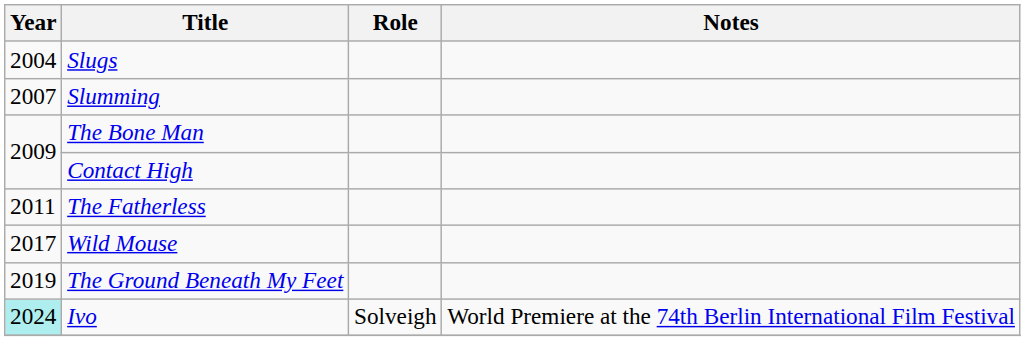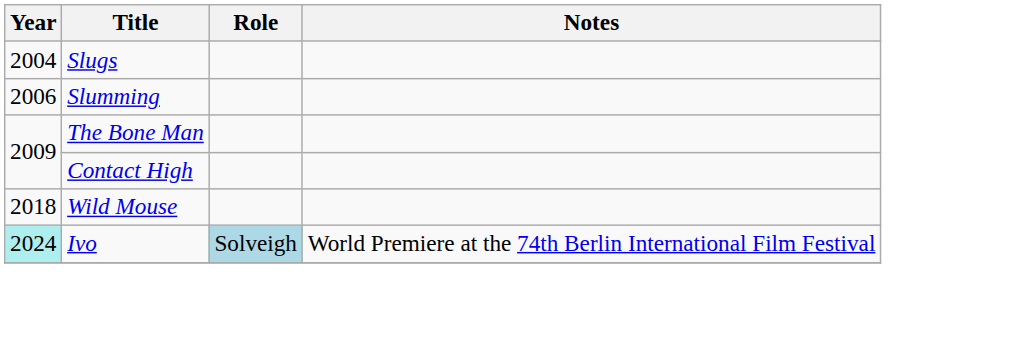(33, 96) 2007 -> (33, 96) 2006
- row: (136, 206)
(33, 243) 2017 -> (33, 206) 2018
- row: (205, 280)
(395, 317) no background -> (256, 243) lightblue background
